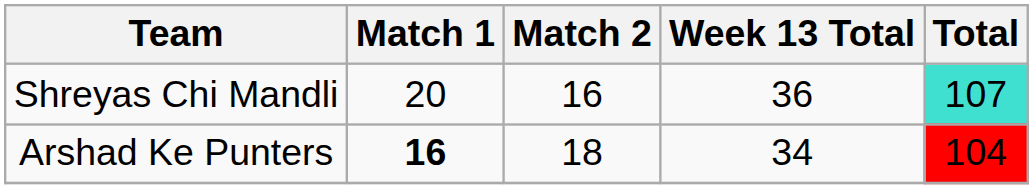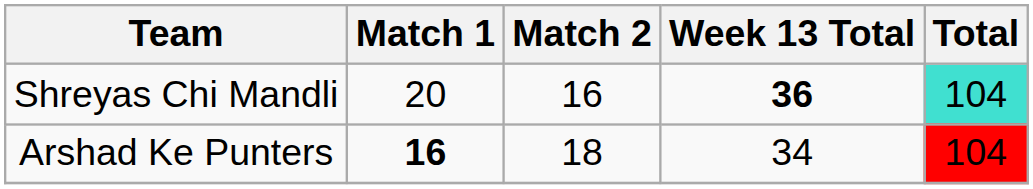(792, 93) normal -> (792, 93) bold
(976, 93) 107 -> (976, 93) 104
